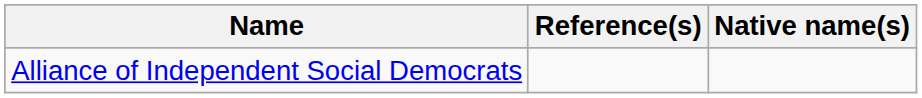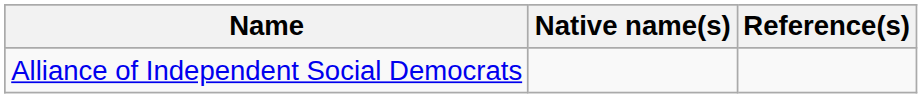columns swapped: (812, 26) <-> (618, 26)
